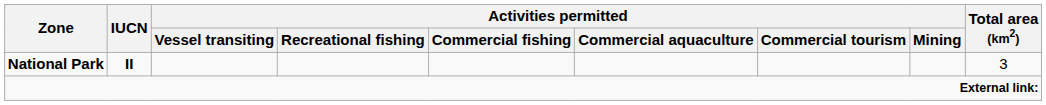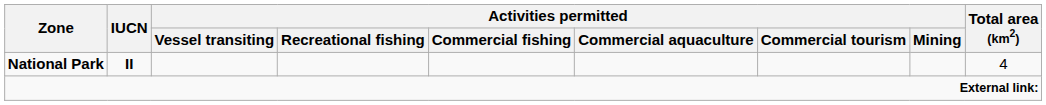(1003, 64) 3 -> (1003, 64) 4
